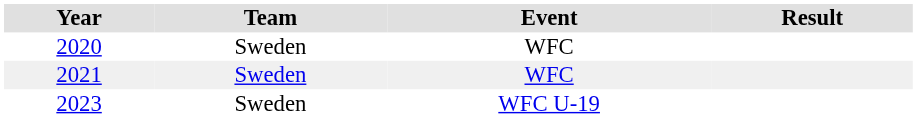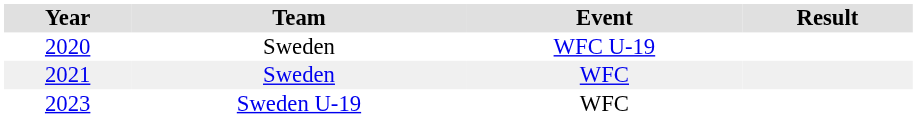(549, 46) WFC -> (604, 46) WFC U-19
(270, 103) Sweden -> (299, 103) Sweden U-19
(549, 103) WFC U-19 -> (604, 103) WFC
